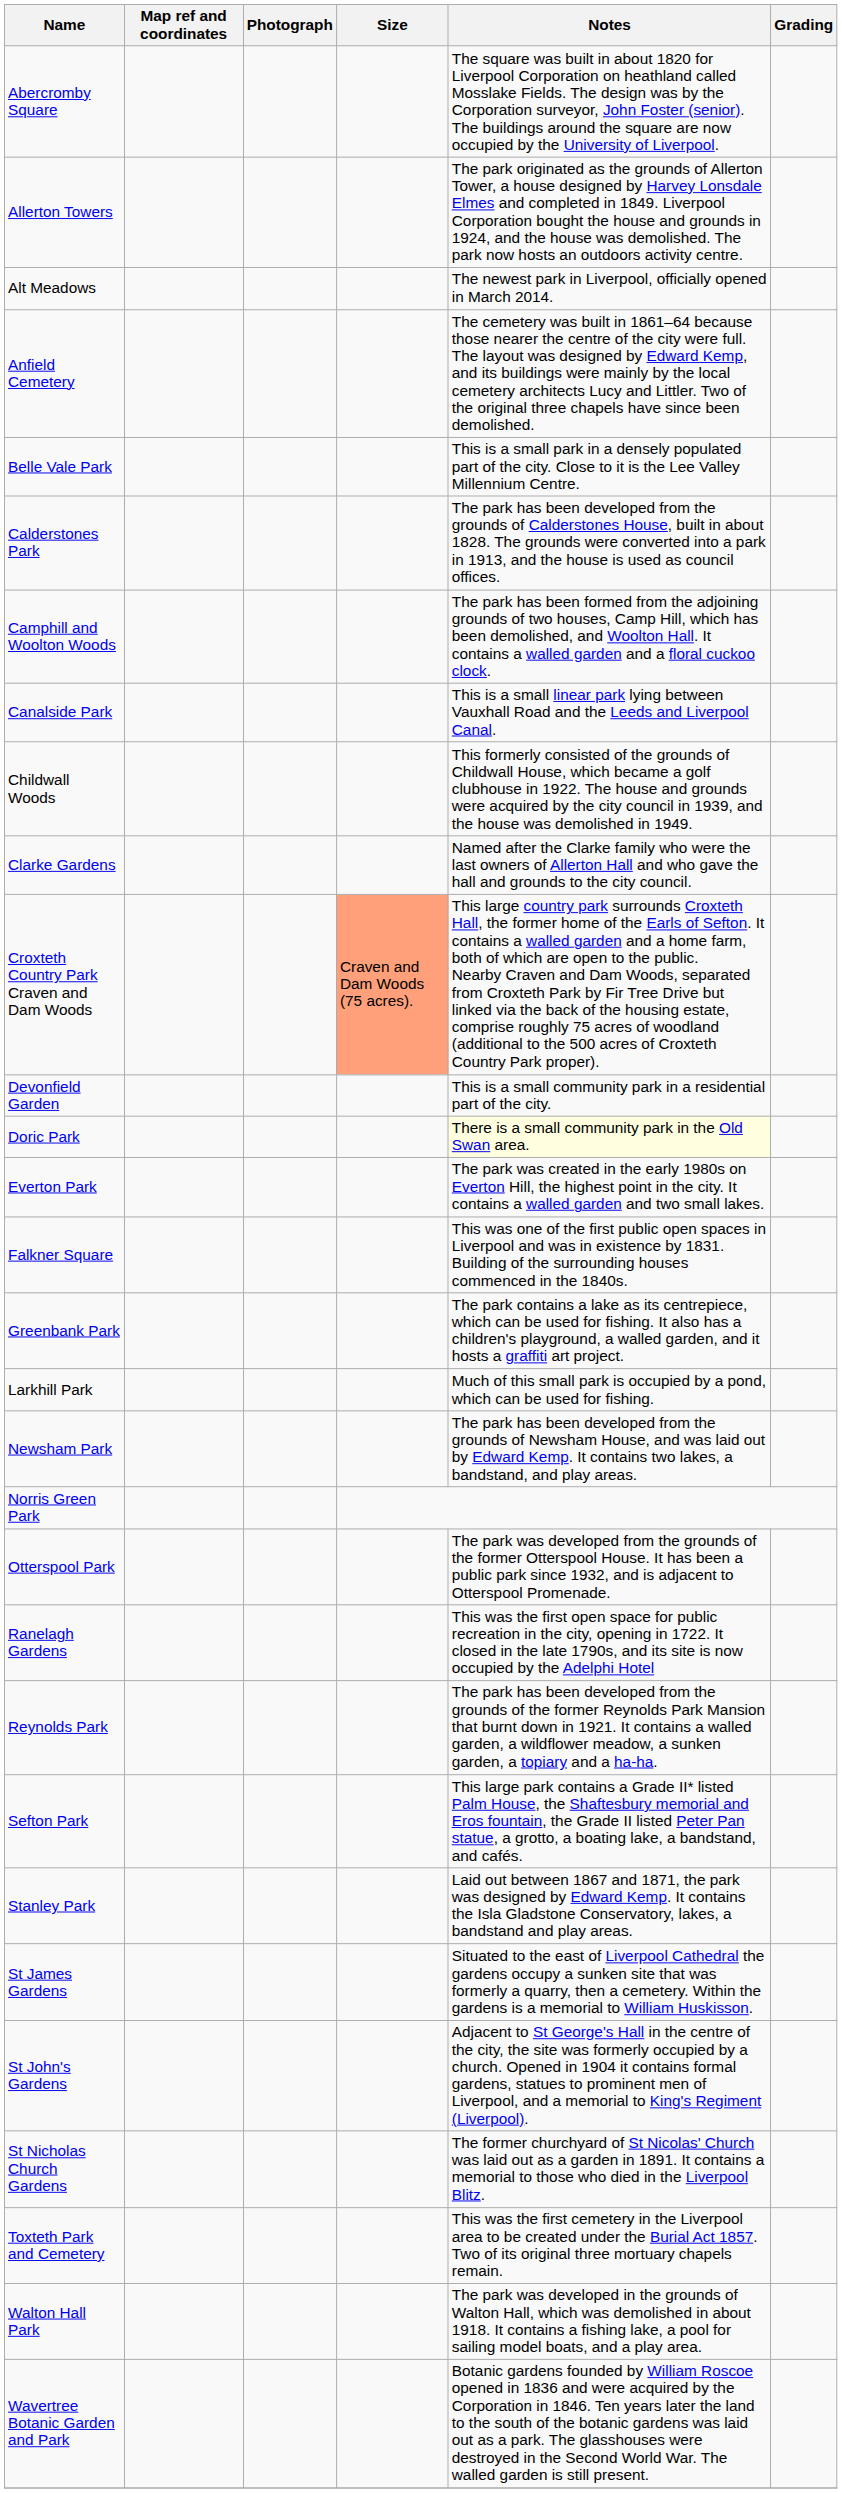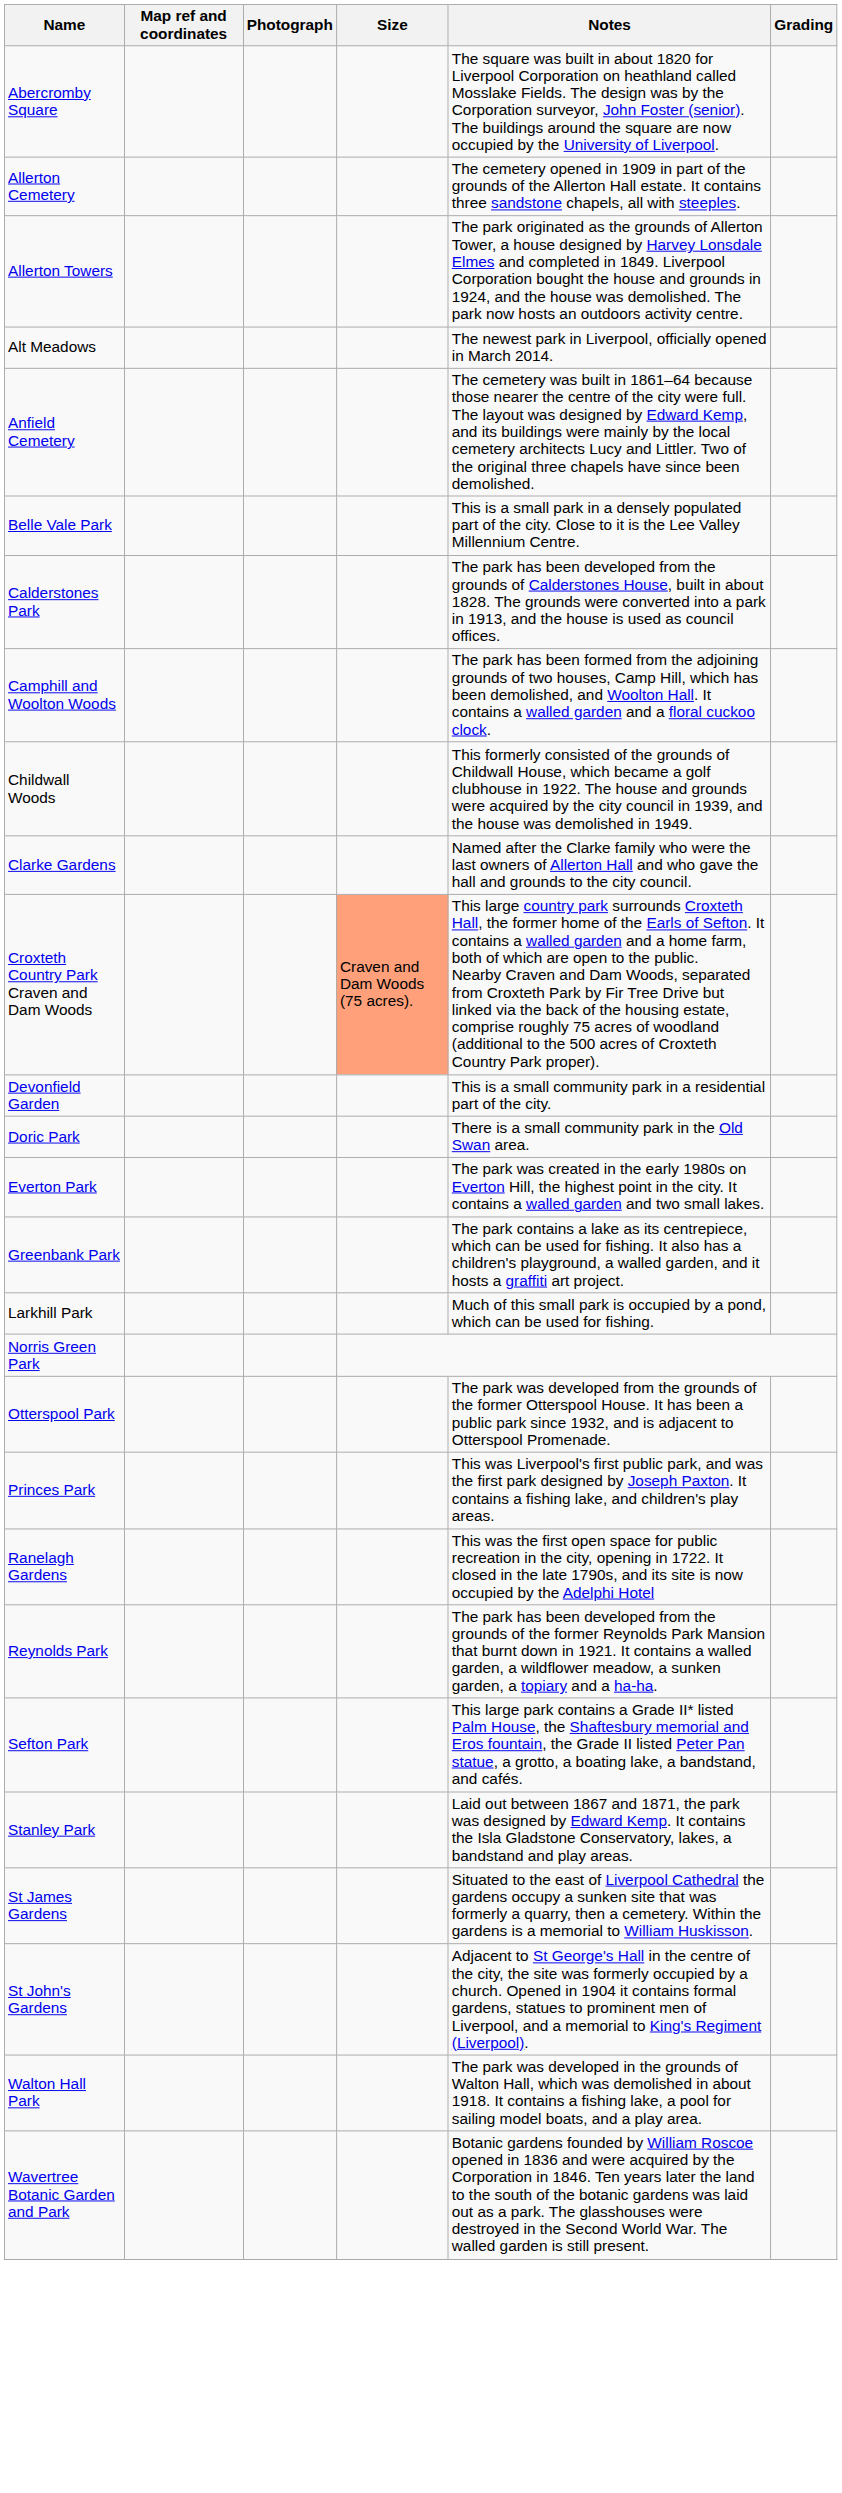+ row: (41, 186)
- row: (60, 712)
(597, 1136) lightyellow background -> (597, 1136) no background
- row: (61, 1254)
- row: (60, 1448)
+ row: (52, 1490)
- row: (47, 2169)
- row: (56, 2245)
